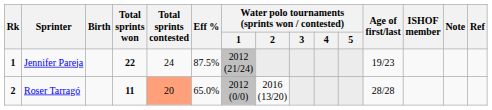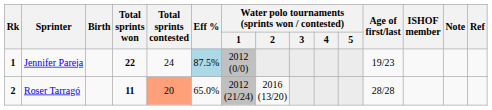(206, 62) no background -> (206, 62) lightblue background
(239, 62) 2012 (21/24) -> (239, 62) 2012 (0/0)
(239, 90) 2012 (0/0) -> (239, 90) 2012 (21/24)
